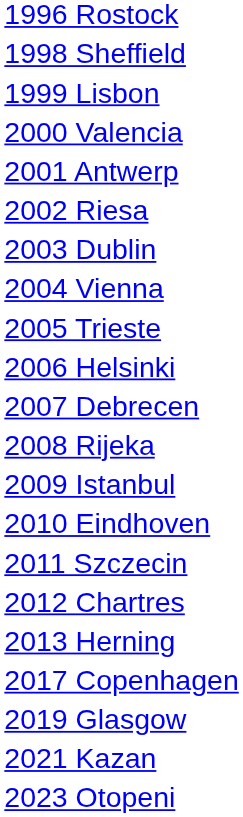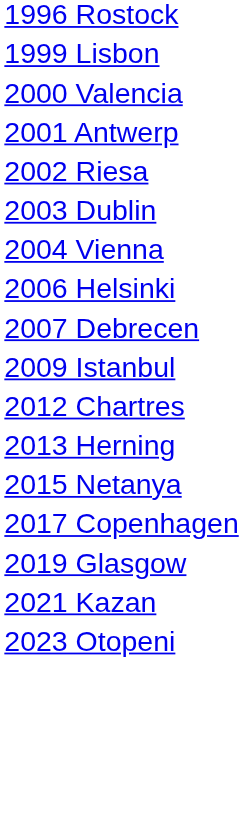- row: (95, 54)
- row: (83, 328)
- row: (80, 445)
- row: (107, 524)
- row: (96, 563)
+ row: (93, 484)
